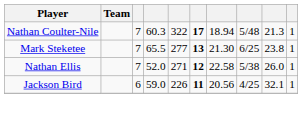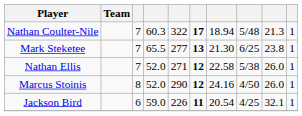+ row: (53, 84)
(222, 84) 20.56 -> (222, 102) 20.54
